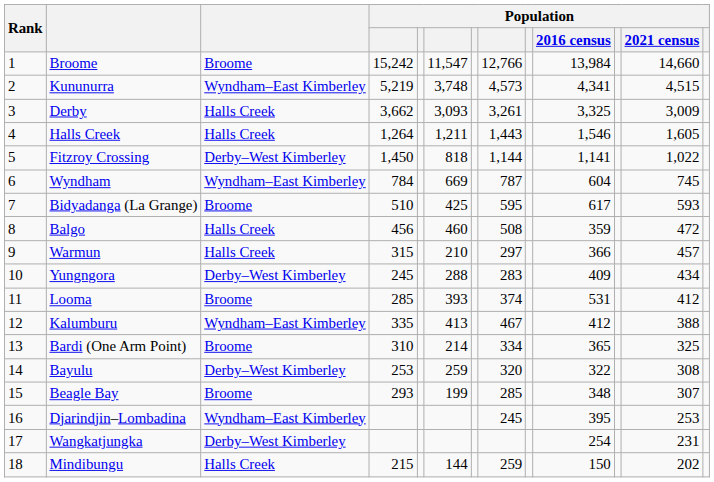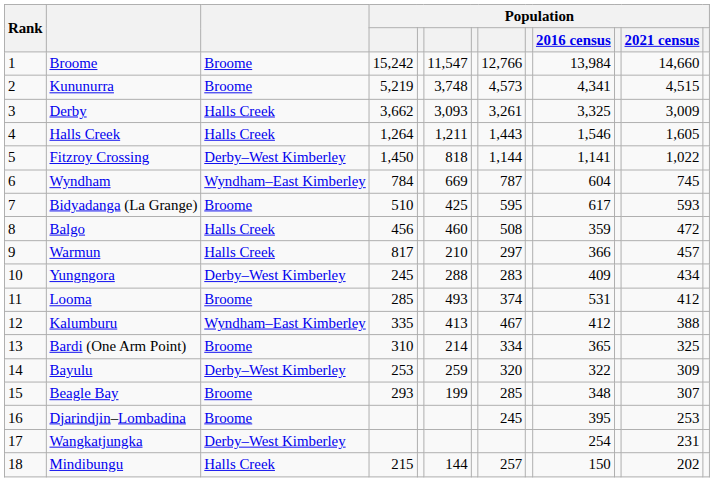(285, 87) Wyndham–East Kimberley -> (228, 87) Broome
(402, 252) 315 -> (402, 252) 817
(456, 299) 393 -> (456, 299) 493
(688, 370) 308 -> (688, 370) 309
(285, 417) Wyndham–East Kimberley -> (228, 417) Broome
(511, 464) 259 -> (511, 464) 257
